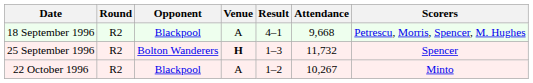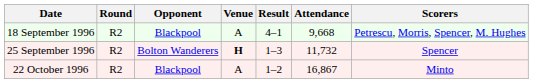(322, 69) 10,267 -> (322, 69) 16,867
